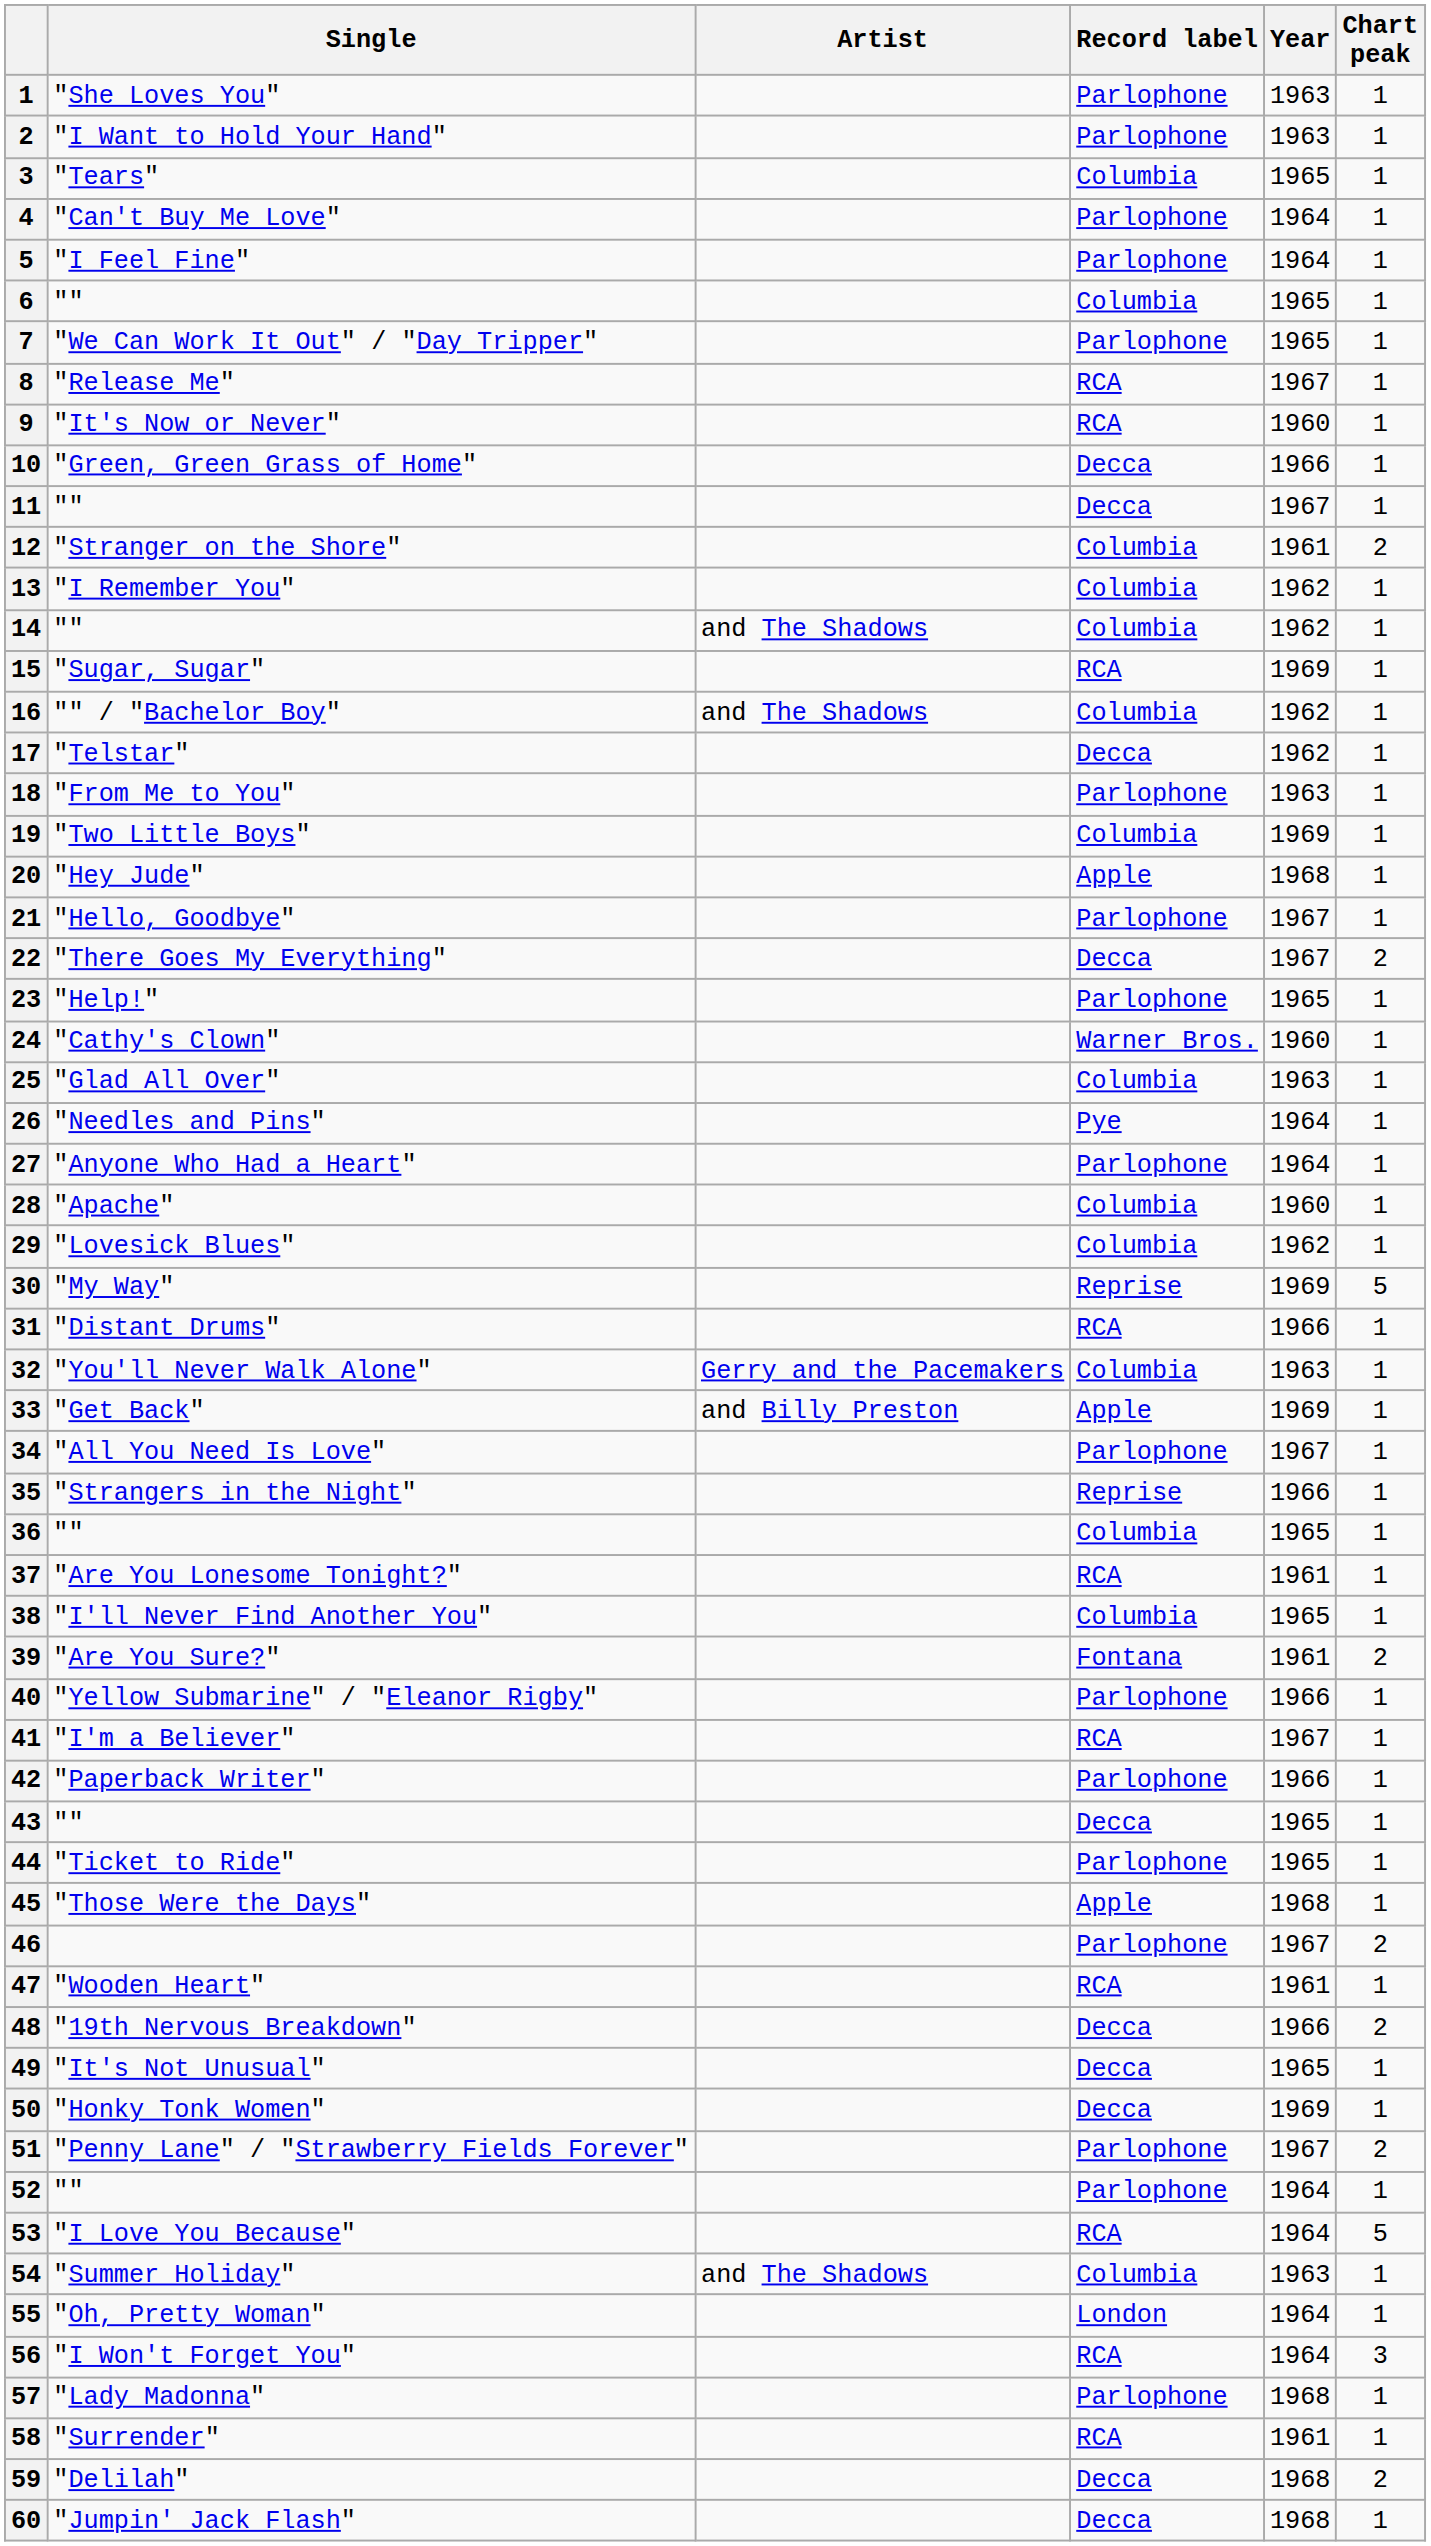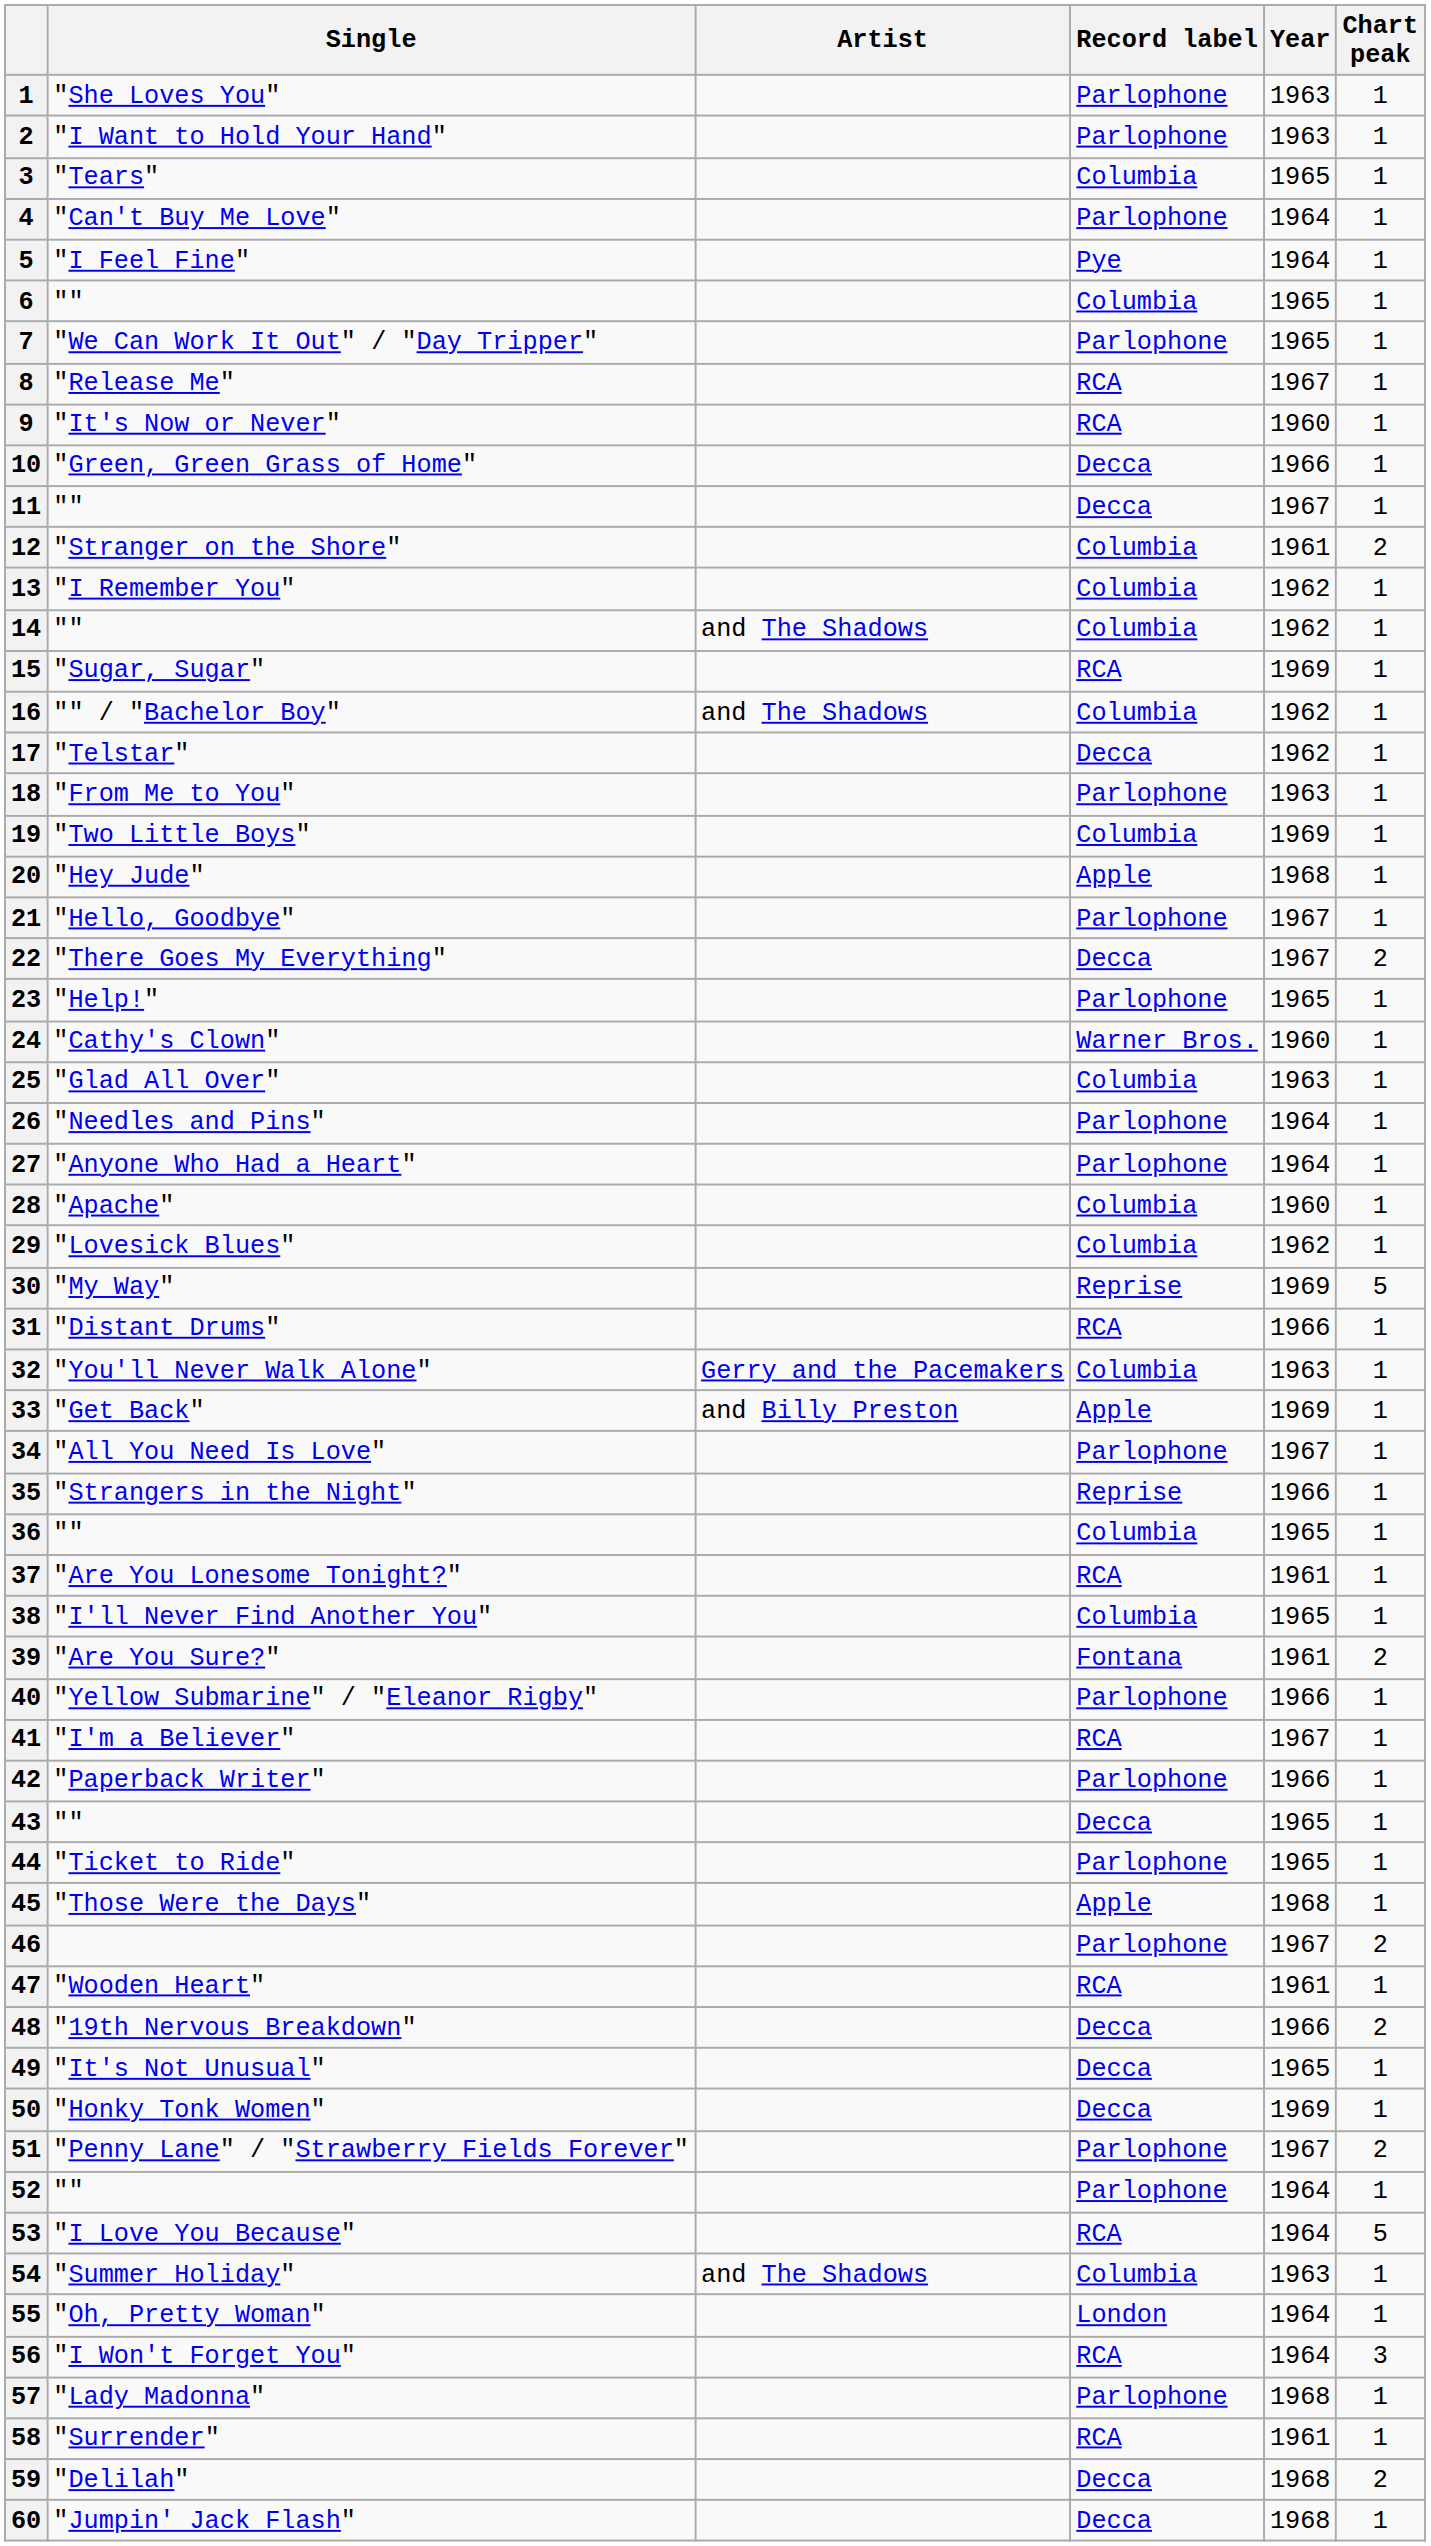(1152, 260) Parlophone -> (1099, 260) Pye
(1099, 1123) Pye -> (1152, 1123) Parlophone
